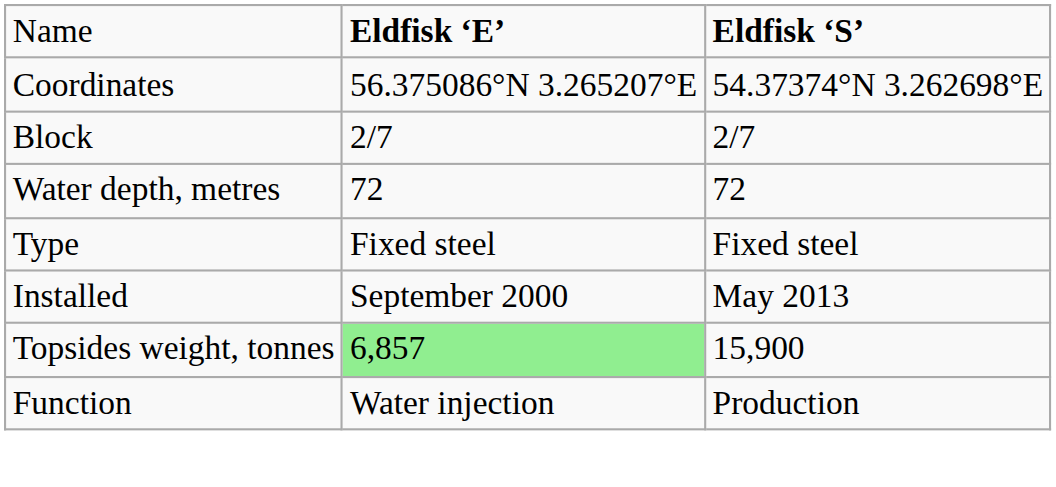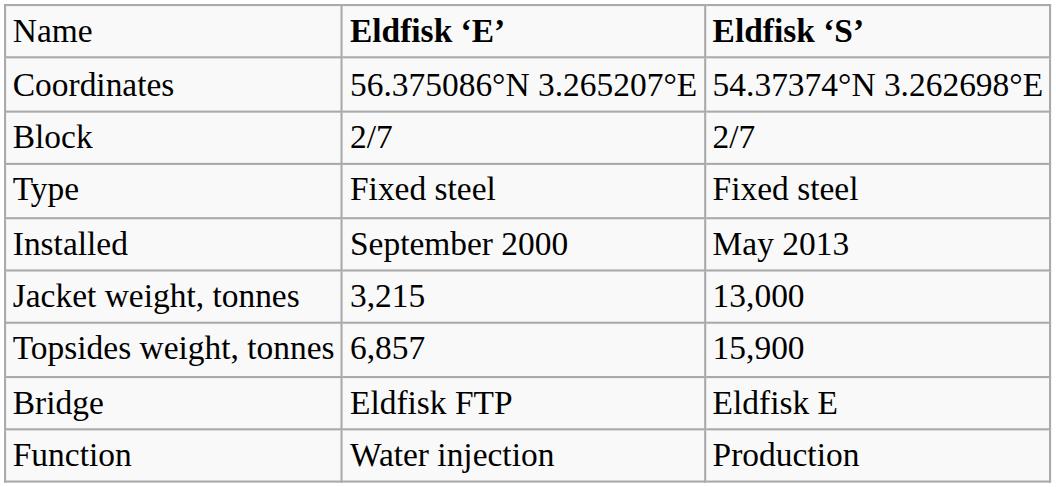- row: (147, 190)
+ row: (156, 296)
(388, 349) lightgreen background -> (388, 349) no background
+ row: (58, 402)
